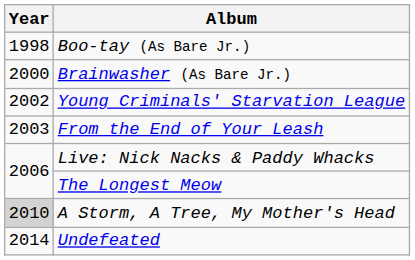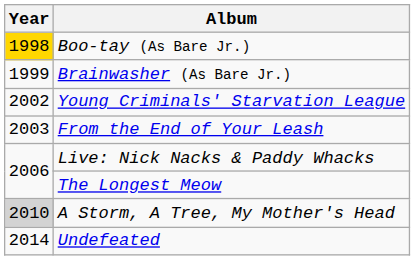(29, 46) no background -> (29, 46) gold background
(29, 74) 2000 -> (29, 74) 1999
